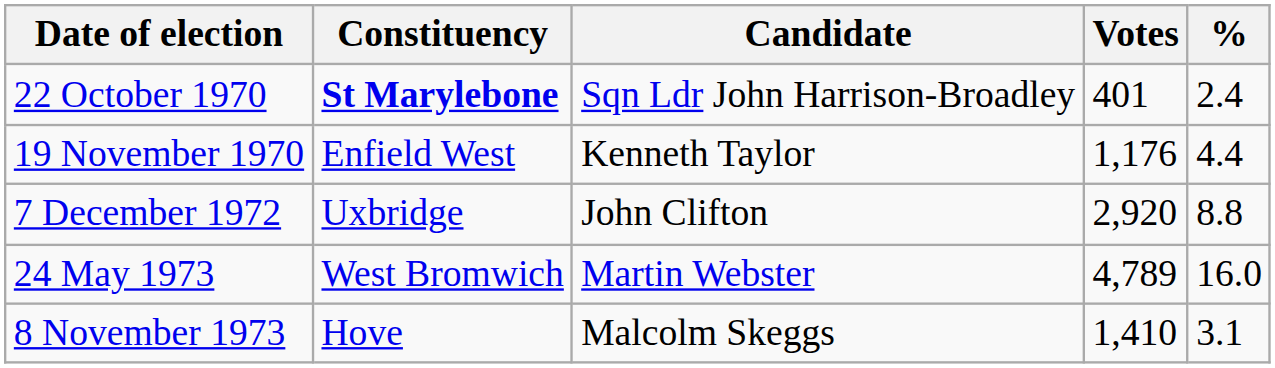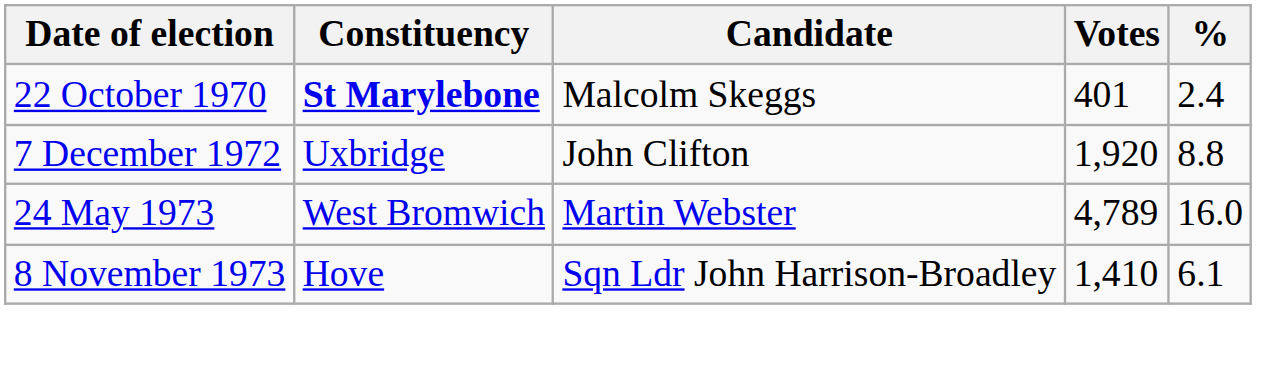(828, 93) Sqn Ldr John Harrison-Broadley -> (689, 93) Malcolm Skeggs
- row: (159, 153)
(1135, 213) 2,920 -> (1116, 153) 1,920
(708, 332) Malcolm Skeggs -> (809, 272) Sqn Ldr John Harrison-Broadley
(1220, 332) 3.1 -> (1201, 272) 6.1
